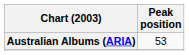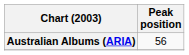(161, 41) 53 -> (161, 41) 56
